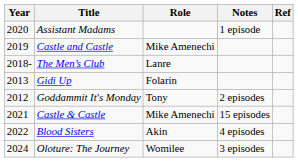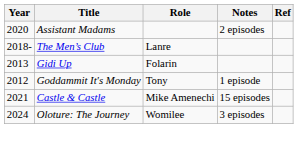(240, 30) 1 episode -> (242, 30) 2 episodes
- row: (75, 47)
(242, 98) 2 episodes -> (240, 81) 1 episode
- row: (65, 132)
